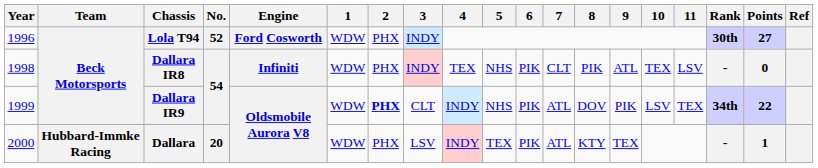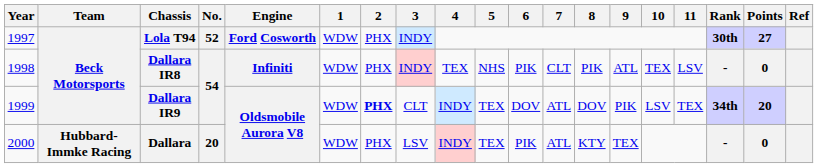(21, 38) 1996 -> (21, 38) 1997
(499, 105) NHS -> (492, 105) TEX
(529, 105) PIK -> (526, 105) DOV
(765, 105) 22 -> (765, 105) 20
(765, 143) 1 -> (765, 143) 0
